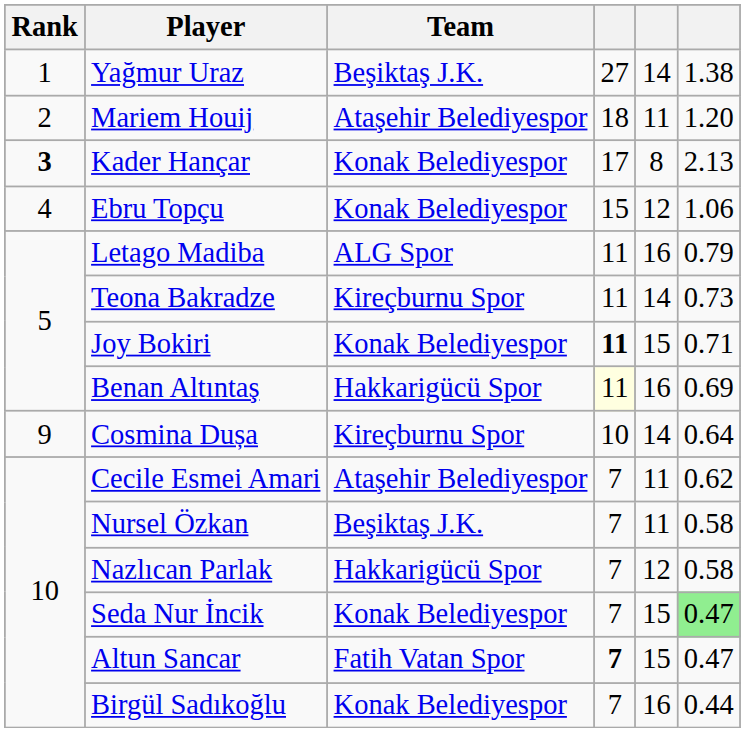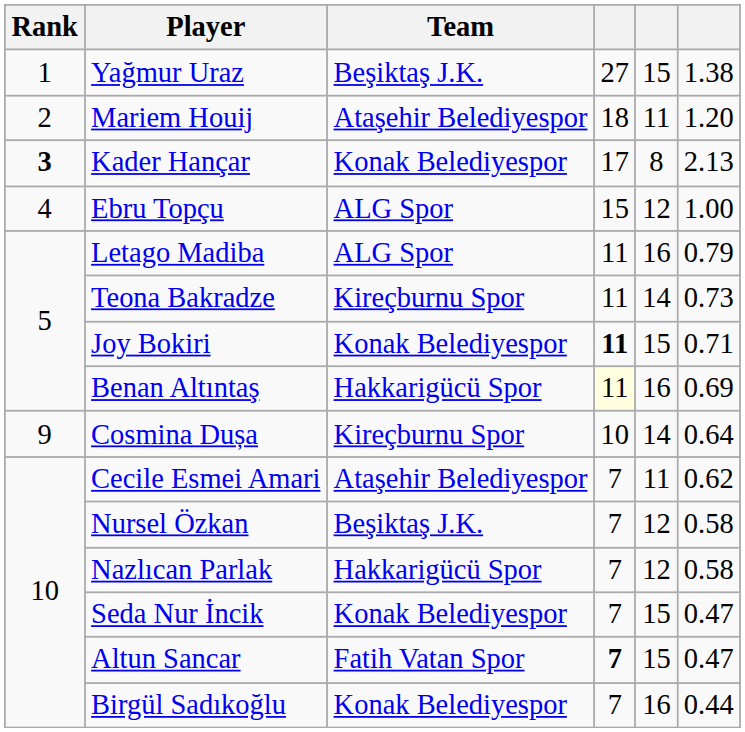(656, 72) 14 -> (656, 72) 15
(450, 207) Konak Belediyespor -> (393, 207) ALG Spor
(709, 207) 1.06 -> (709, 207) 1.00
(656, 523) 11 -> (656, 523) 12
(709, 614) lightgreen background -> (709, 614) no background
